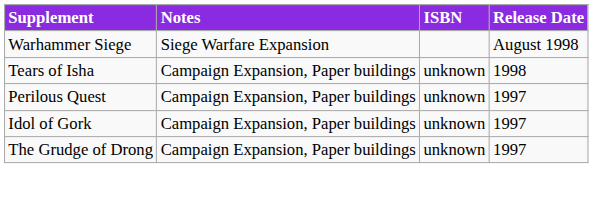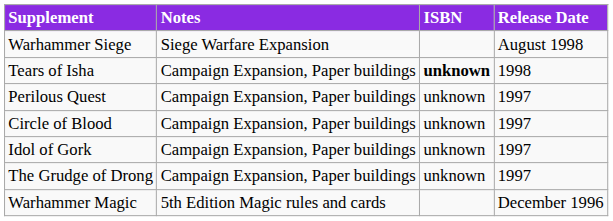(454, 70) normal -> (457, 70) bold
+ row: (60, 123)
+ row: (73, 202)
